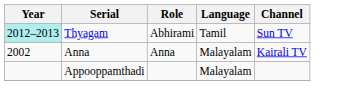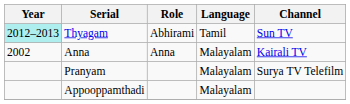+ row: (85, 71)
